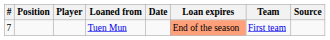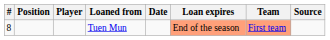(9, 27) 7 -> (9, 27) 8
(267, 27) no background -> (267, 27) lightsalmon background
